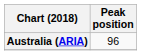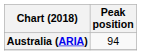(113, 41) 96 -> (113, 41) 94
